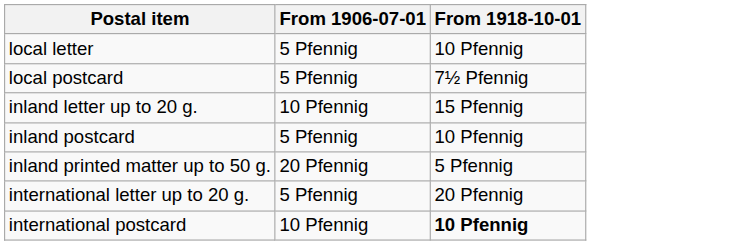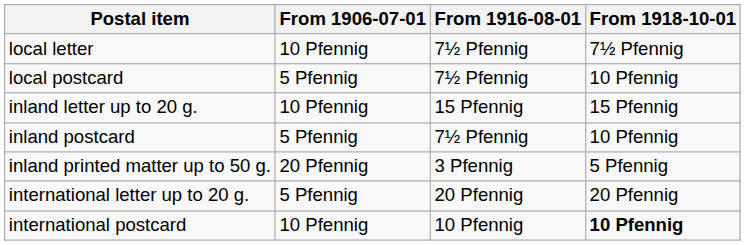+ column: (508, 19)
(319, 48) 5 Pfennig -> (324, 48) 10 Pfennig
(479, 48) 10 Pfennig -> (637, 48) 7½ Pfennig
(481, 78) 7½ Pfennig -> (634, 78) 10 Pfennig
